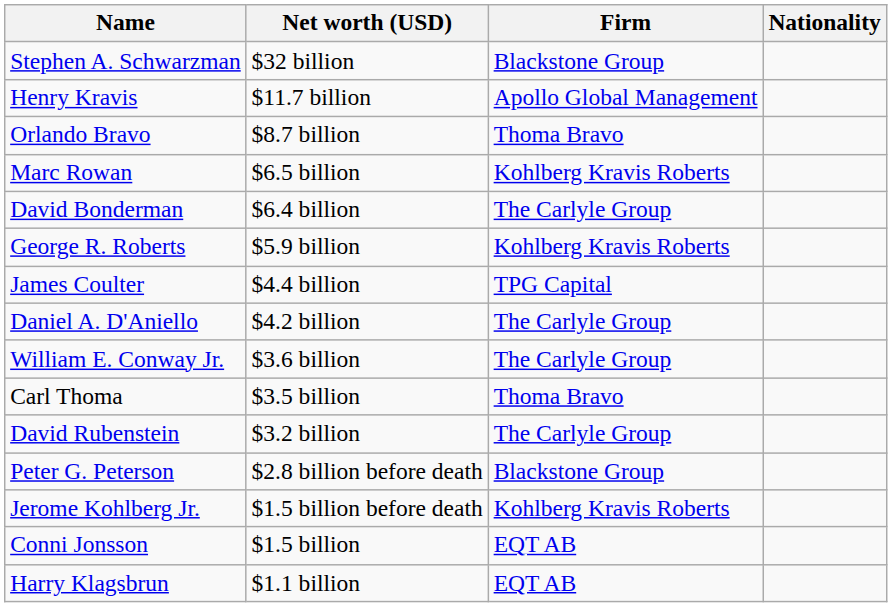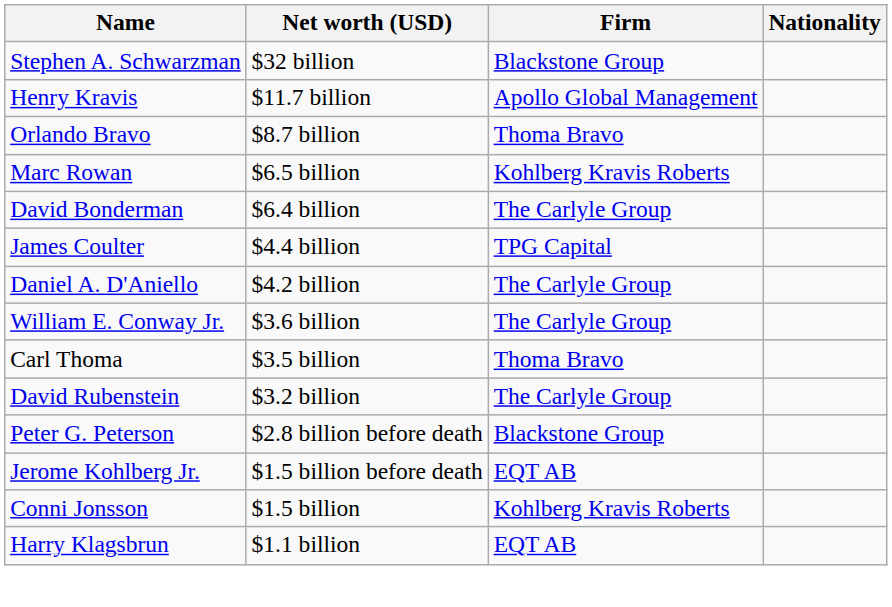- row: (98, 246)
(612, 508) Kohlberg Kravis Roberts -> (535, 470) EQT AB
(535, 545) EQT AB -> (612, 508) Kohlberg Kravis Roberts
